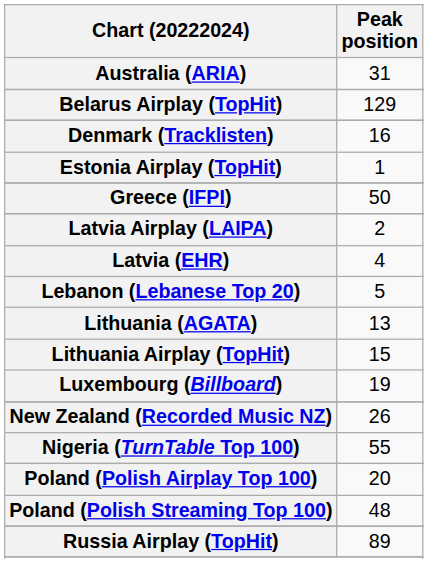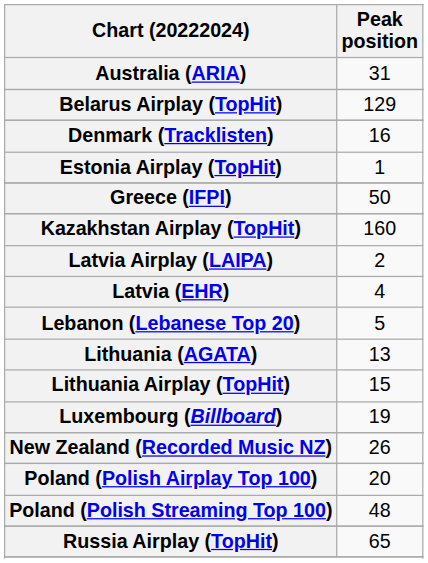+ row: (171, 229)
- row: (171, 447)
(380, 541) 89 -> (380, 541) 65
